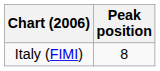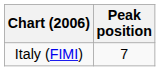(124, 54) 8 -> (124, 54) 7
